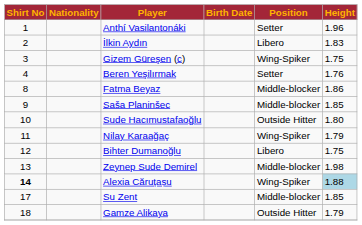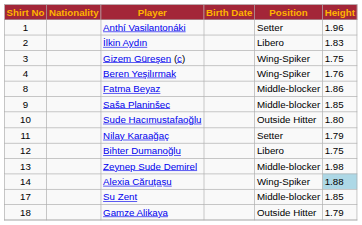(270, 74) Setter -> (283, 74) Wing-Spiker
(283, 135) Wing-Spiker -> (270, 135) Setter
(25, 182) bold -> (25, 182) normal
